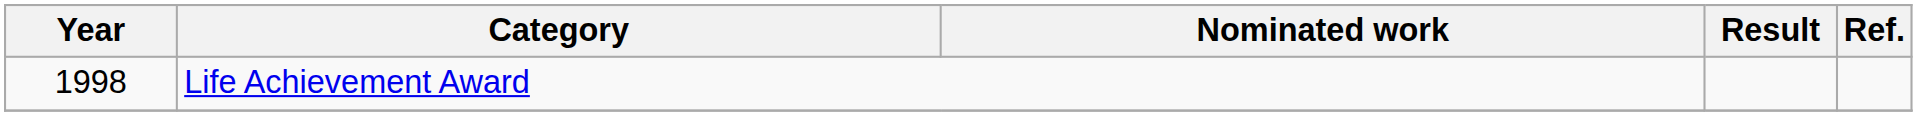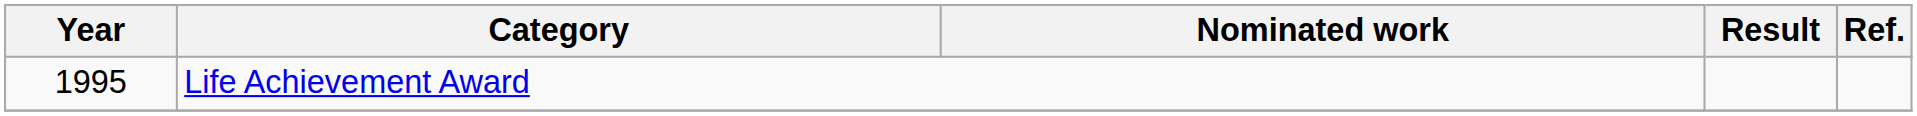(91, 82) 1998 -> (91, 82) 1995
